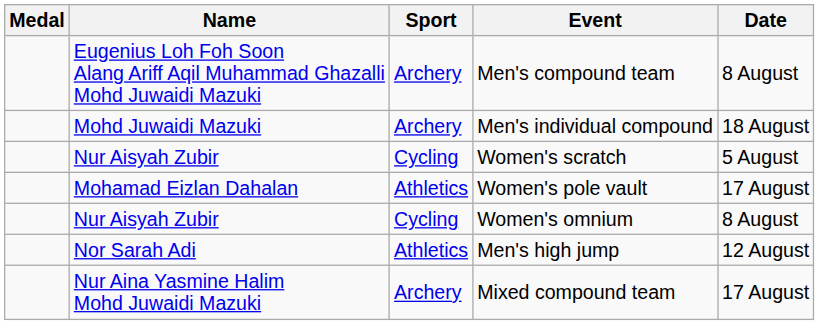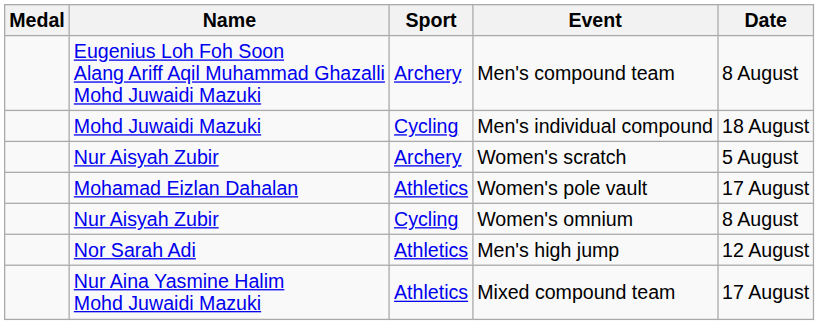(428, 126) Archery -> (426, 126) Cycling
(426, 157) Cycling -> (428, 157) Archery
(428, 292) Archery -> (431, 292) Athletics
